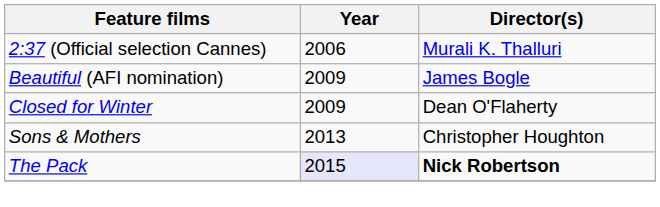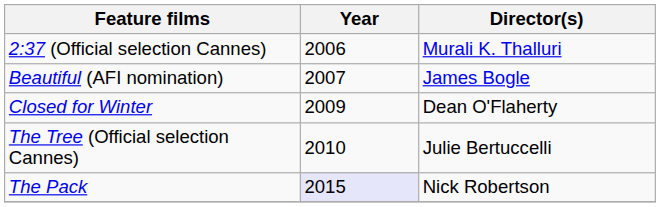(325, 78) 2009 -> (325, 78) 2007
+ row: (119, 147)
- row: (75, 136)
(491, 166) bold -> (486, 187) normal
